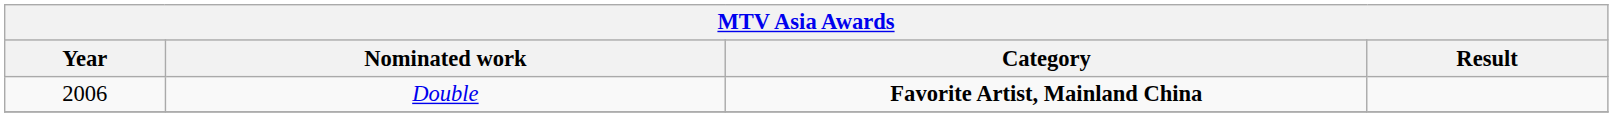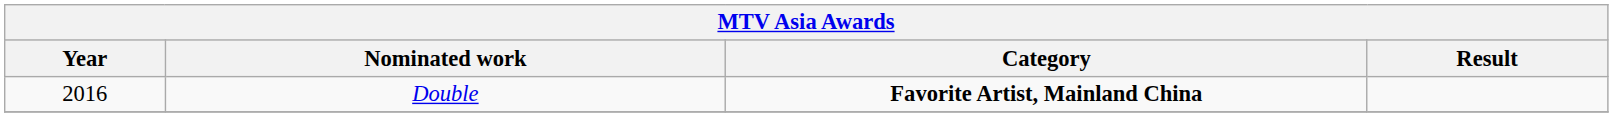(85, 93) 2006 -> (85, 93) 2016
